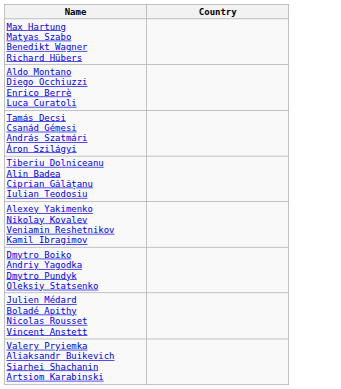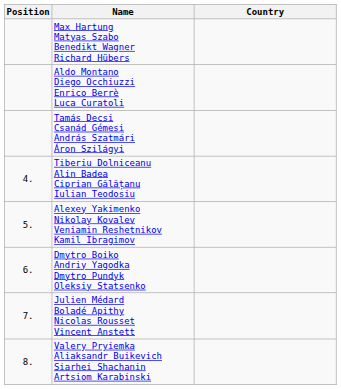+ column: (28, 12)
